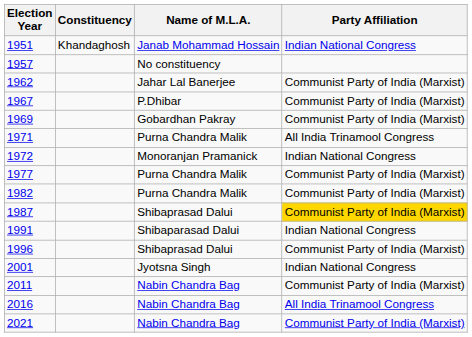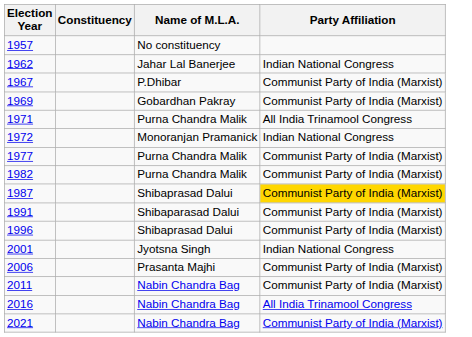- row: (20, 45)
(375, 82) Communist Party of India (Marxist) -> (328, 63) Indian National Congress
(350, 230) Indian National Congress -> (353, 212) Communist Party of India (Marxist)
+ row: (20, 267)
